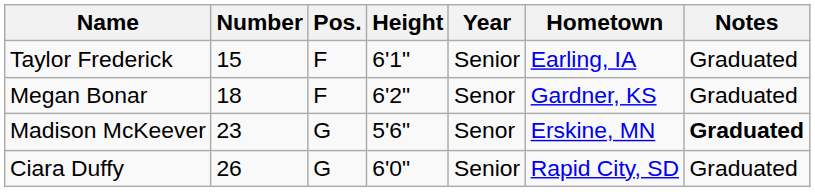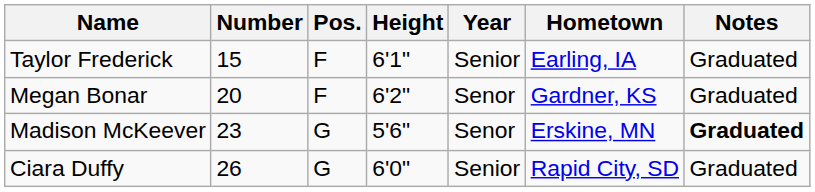(229, 95) 18 -> (229, 95) 20
